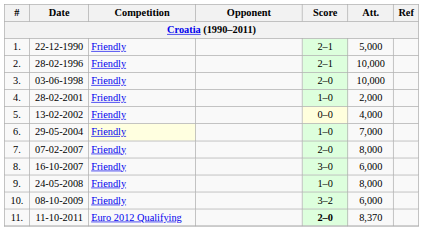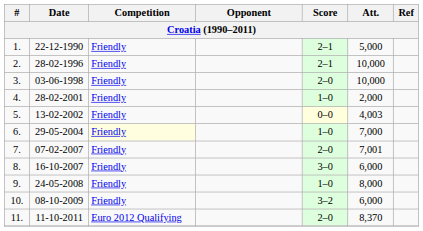(371, 115) 4,000 -> (371, 115) 4,003
(371, 149) 8,000 -> (371, 149) 7,001
(325, 217) bold -> (325, 217) normal
